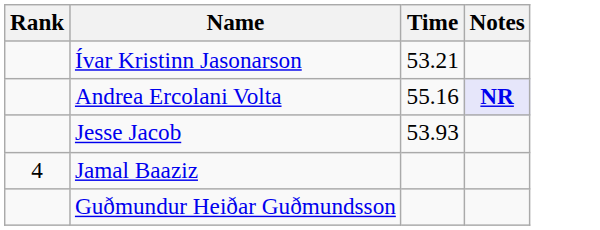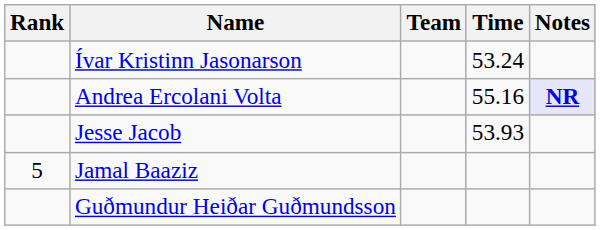+ column: (434, 22)
(433, 59) 53.21 -> (498, 59) 53.24
(37, 170) 4 -> (37, 170) 5
